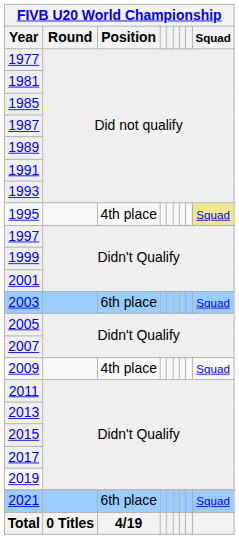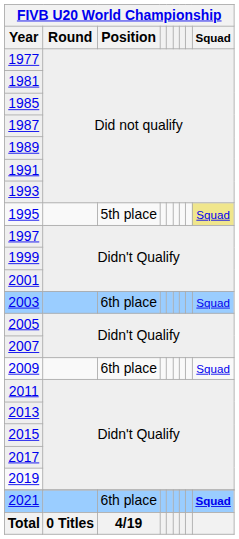(129, 214) 4th place -> (129, 214) 5th place
(129, 368) 4th place -> (129, 368) 6th place
(213, 502) normal -> (213, 501) bold
